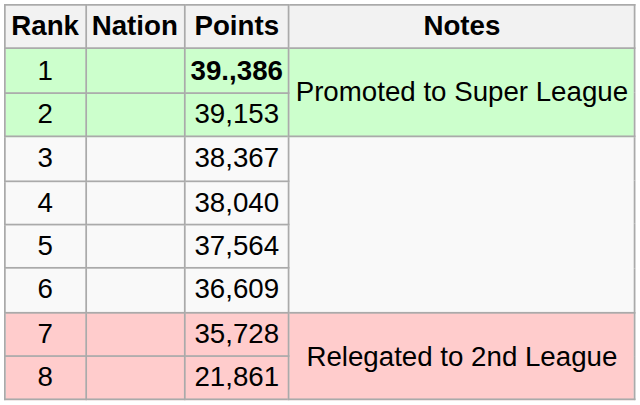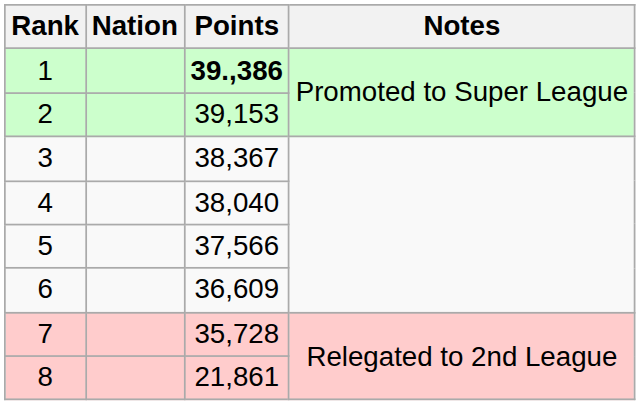(237, 245) 37,564 -> (237, 245) 37,566
